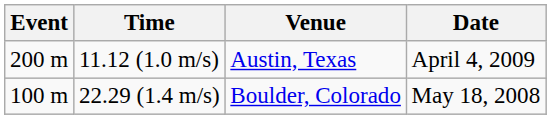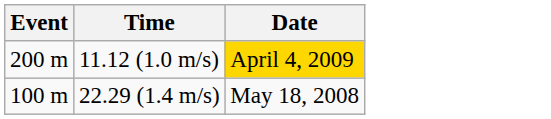- column: (316, 22)
(473, 59) no background -> (292, 59) gold background
